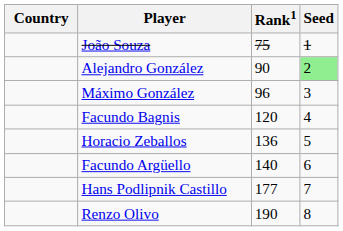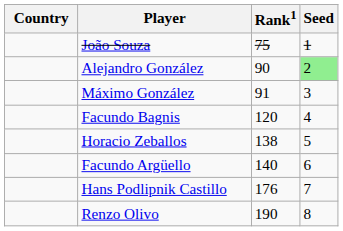(262, 92) 96 -> (262, 92) 91
(266, 141) 136 -> (266, 141) 138
(266, 189) 177 -> (266, 189) 176
